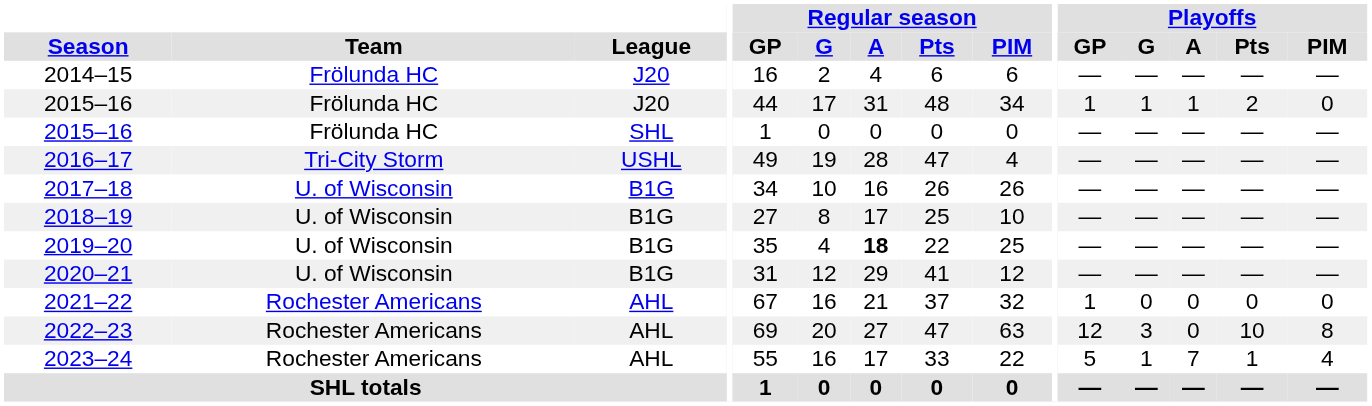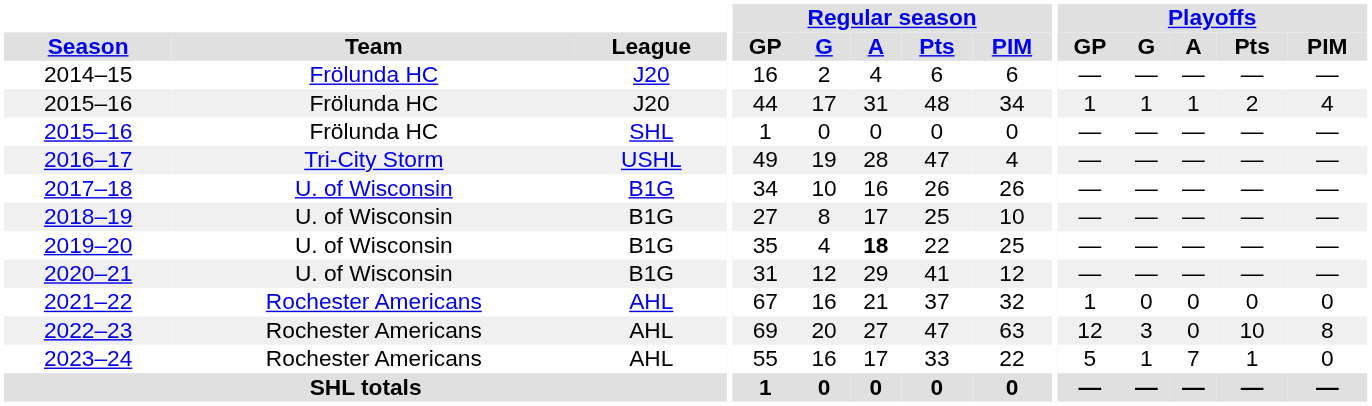(1327, 103) 0 -> (1327, 103) 4
(1327, 358) 4 -> (1327, 358) 0
